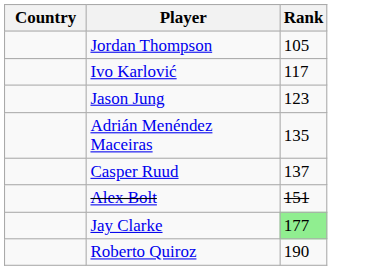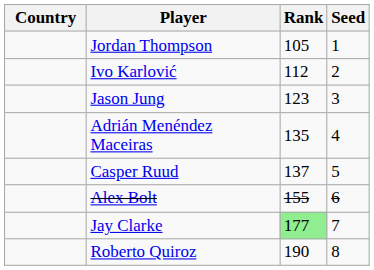+ column: (348, 17)
(296, 71) 117 -> (296, 71) 112
(296, 198) 151 -> (296, 198) 155
